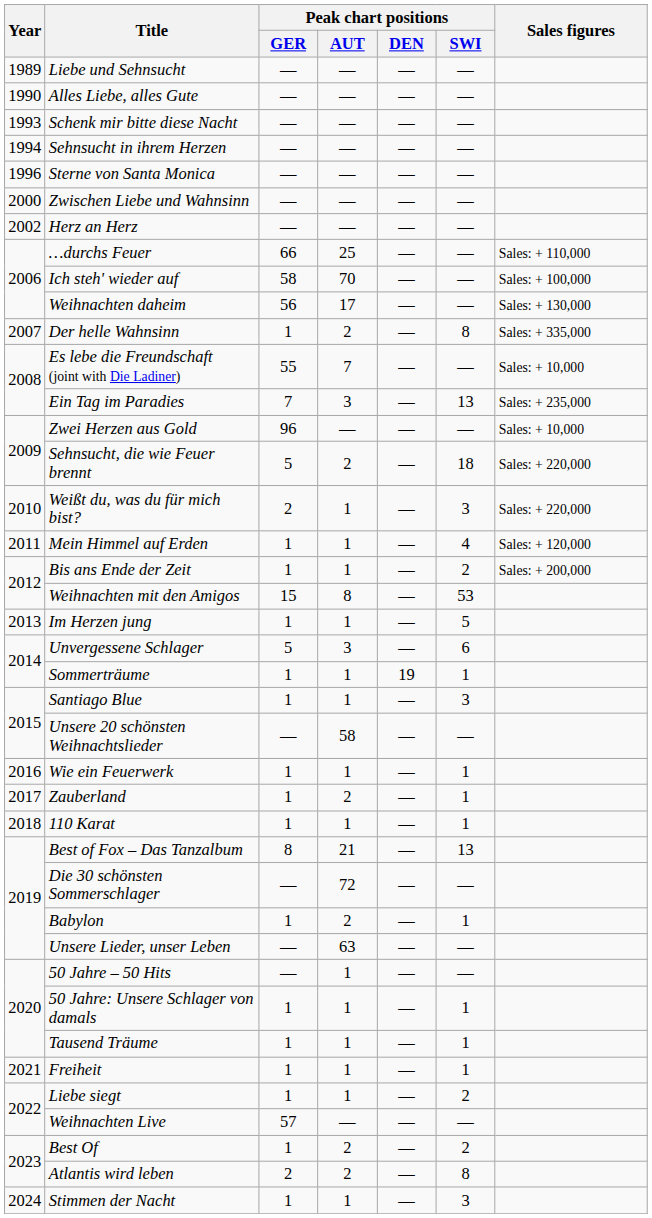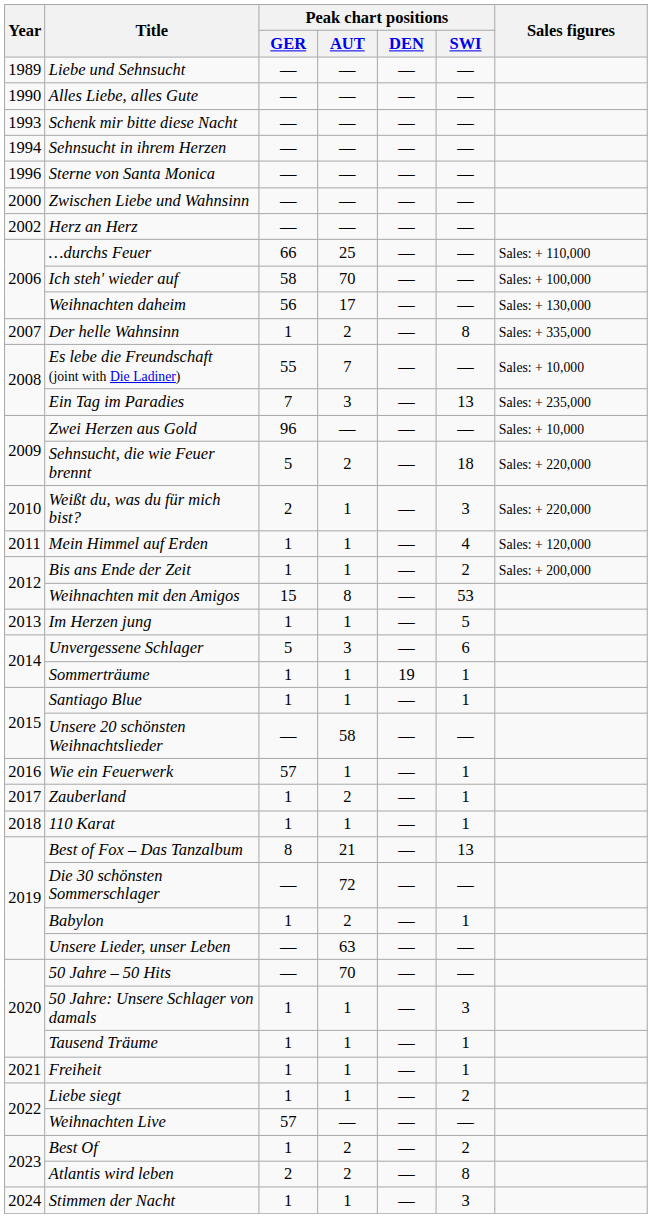(466, 700) 3 -> (466, 700) 1
(288, 771) 1 -> (288, 771) 57
(347, 972) 1 -> (347, 972) 70
(466, 1008) 1 -> (466, 1008) 3
